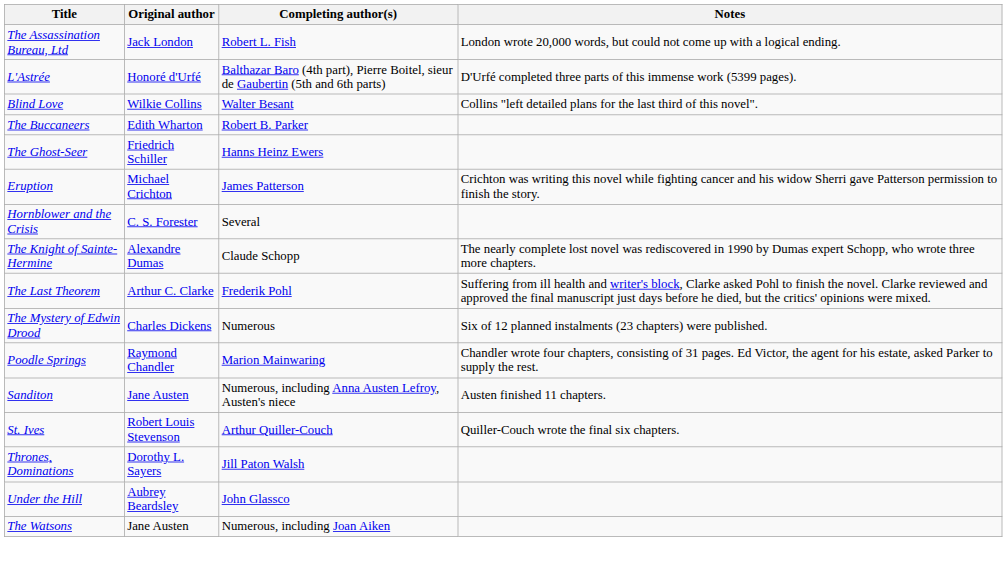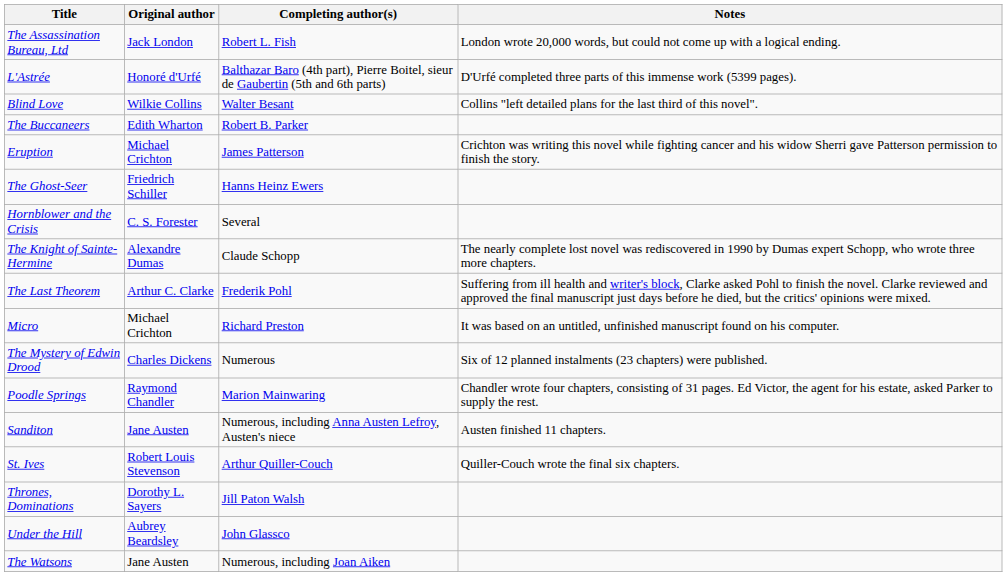rows swapped: (30, 186) <-> (47, 152)
+ row: (23, 325)
